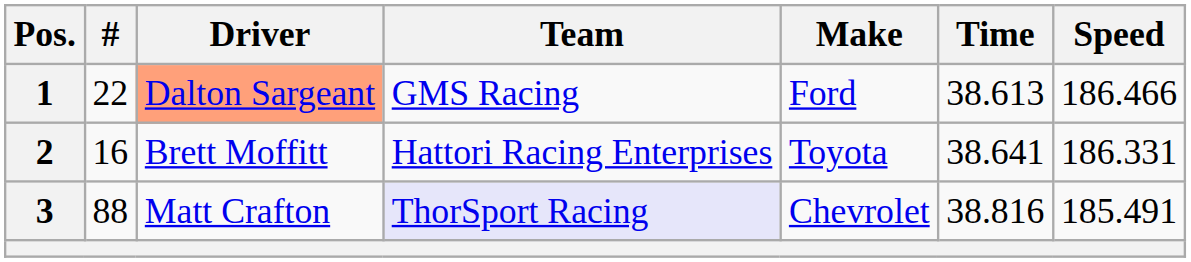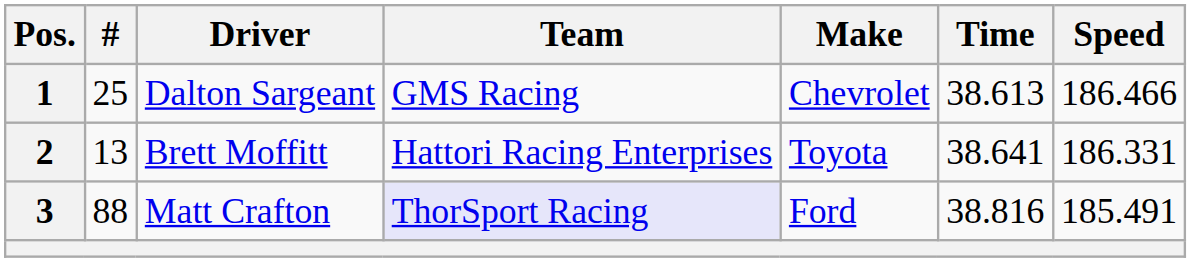(110, 93) 22 -> (110, 93) 25
(260, 93) lightsalmon background -> (260, 93) no background
(823, 93) Ford -> (859, 93) Chevrolet
(110, 151) 16 -> (110, 151) 13
(859, 210) Chevrolet -> (823, 210) Ford
